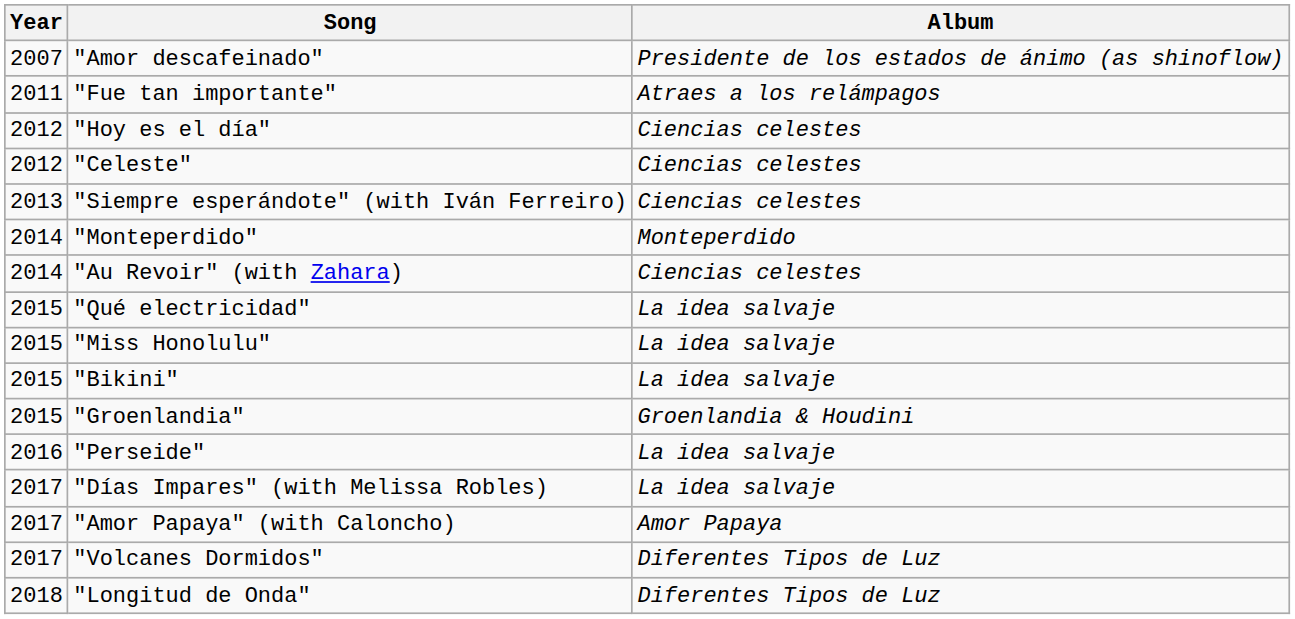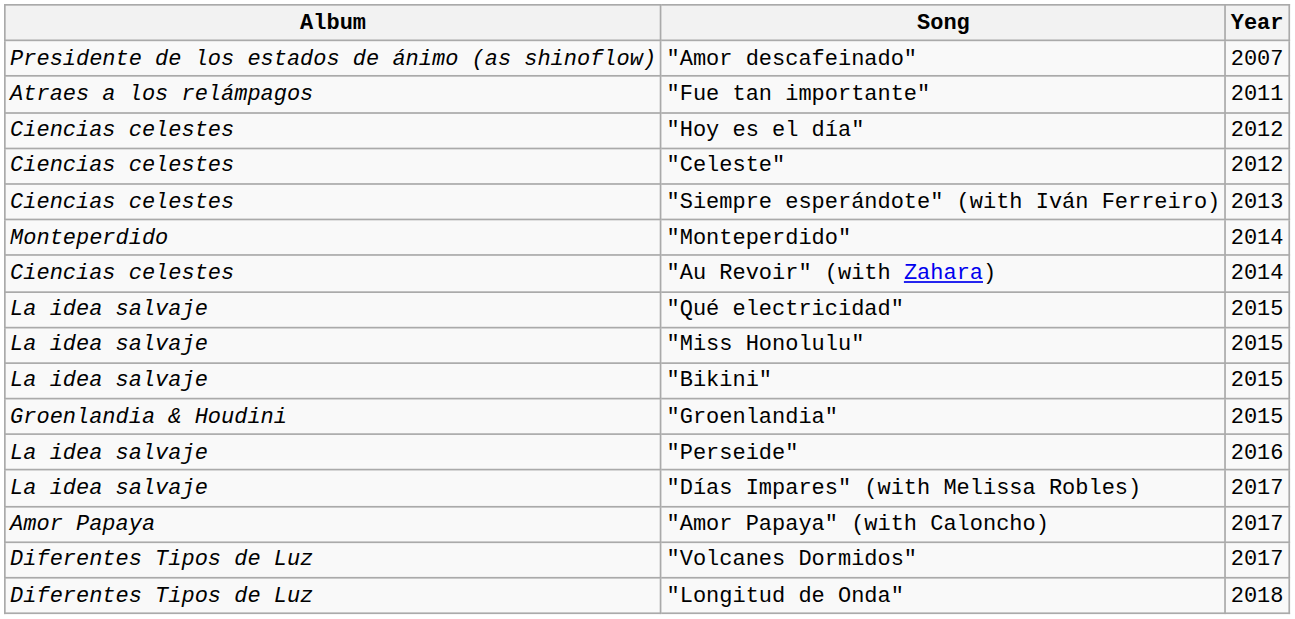columns swapped: (961, 23) <-> (36, 23)
